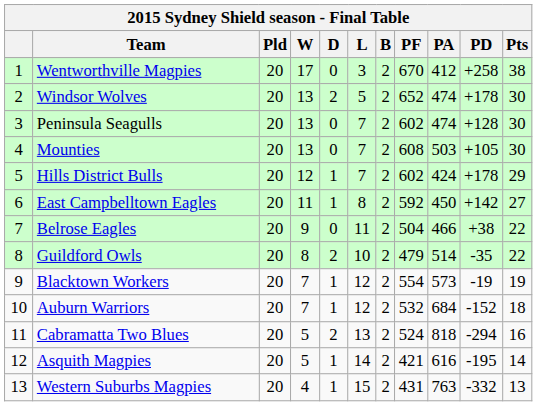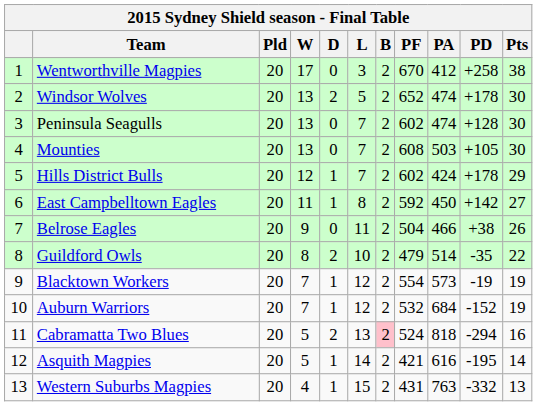(517, 228) 22 -> (517, 228) 26
(517, 307) 18 -> (517, 307) 19
(386, 334) no background -> (386, 334) pink background
